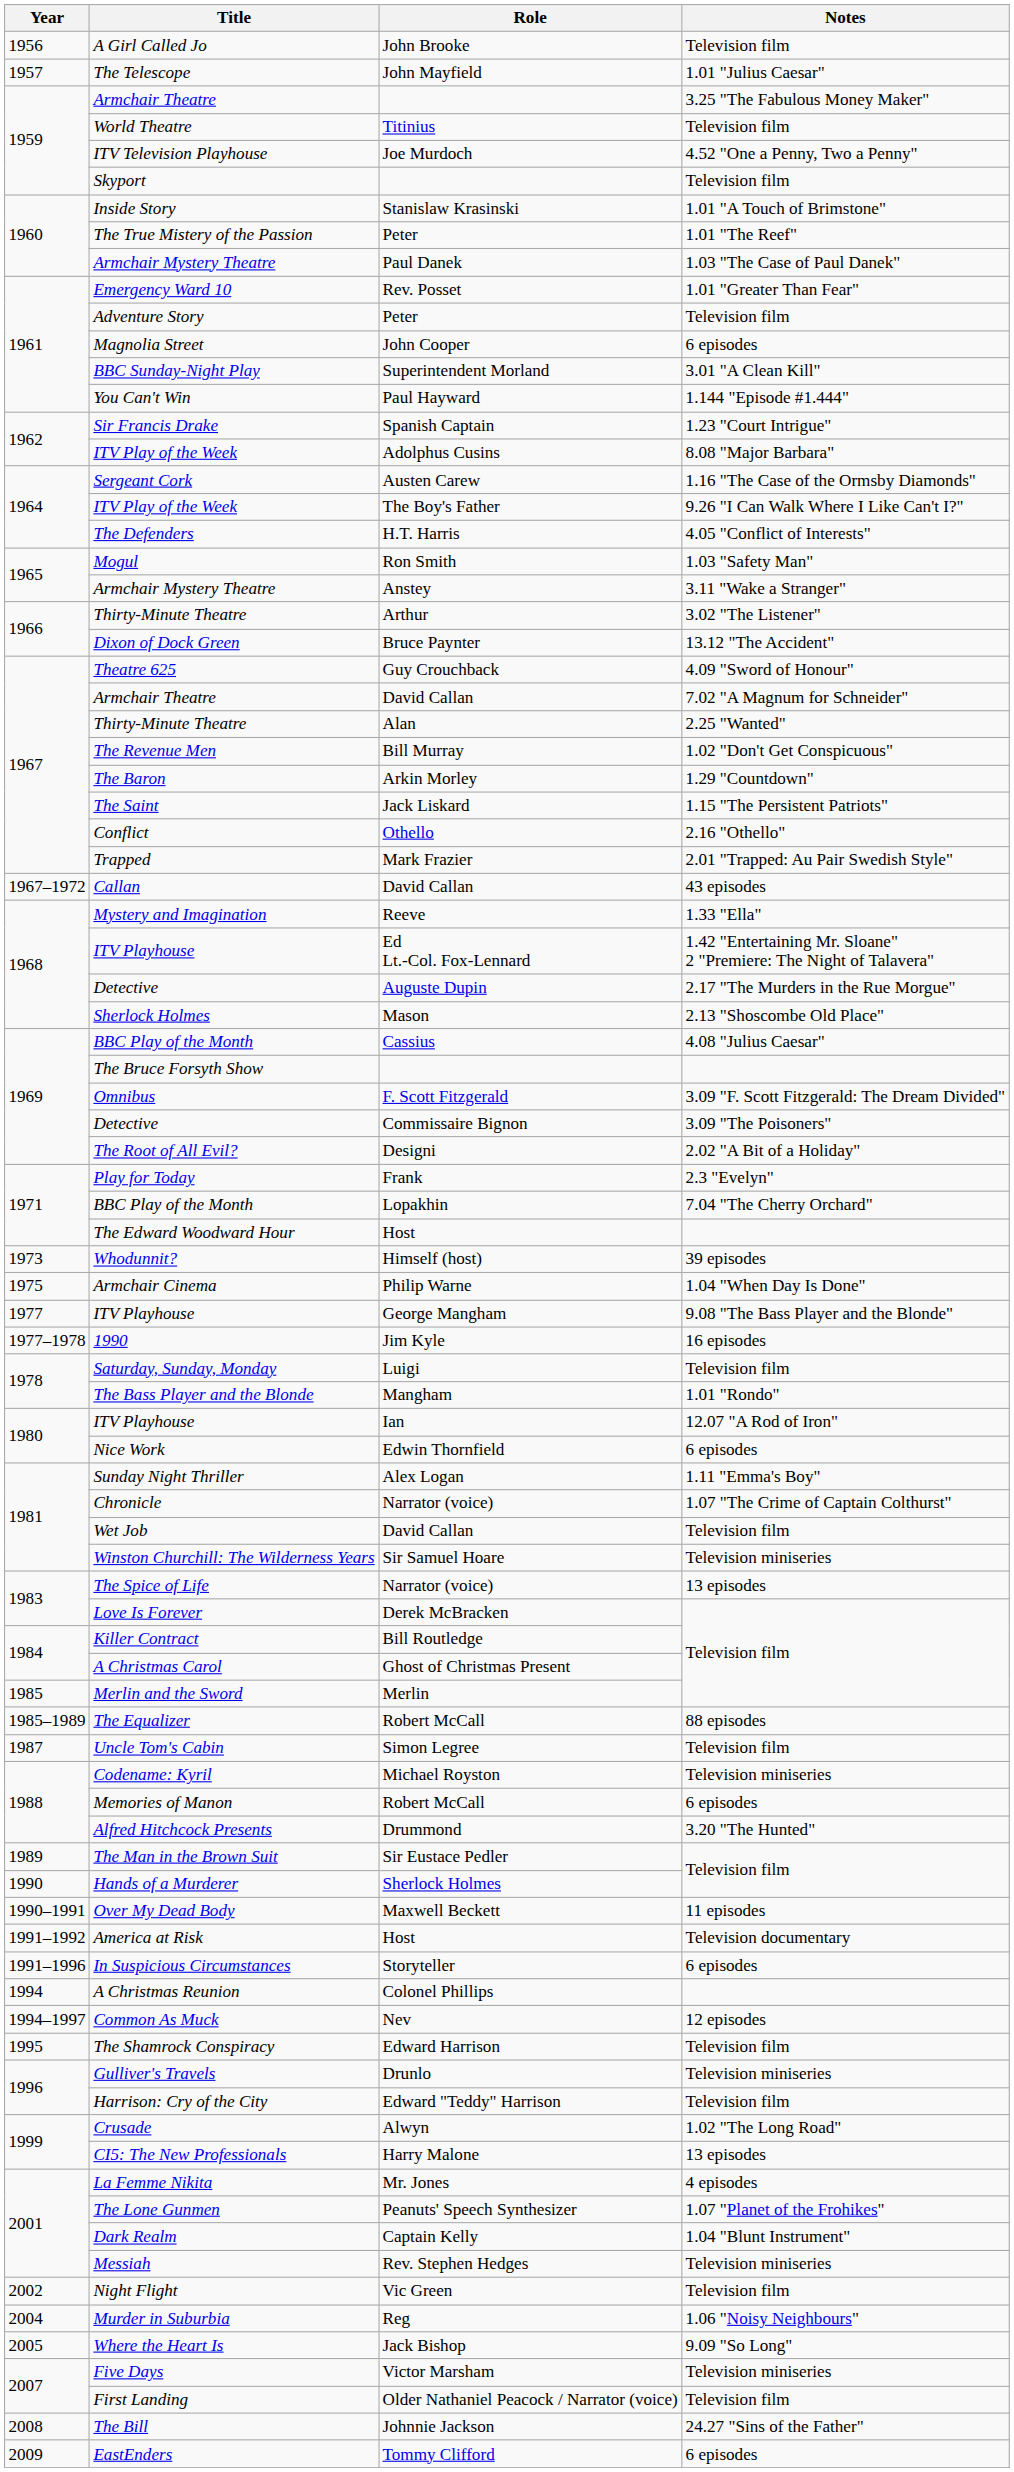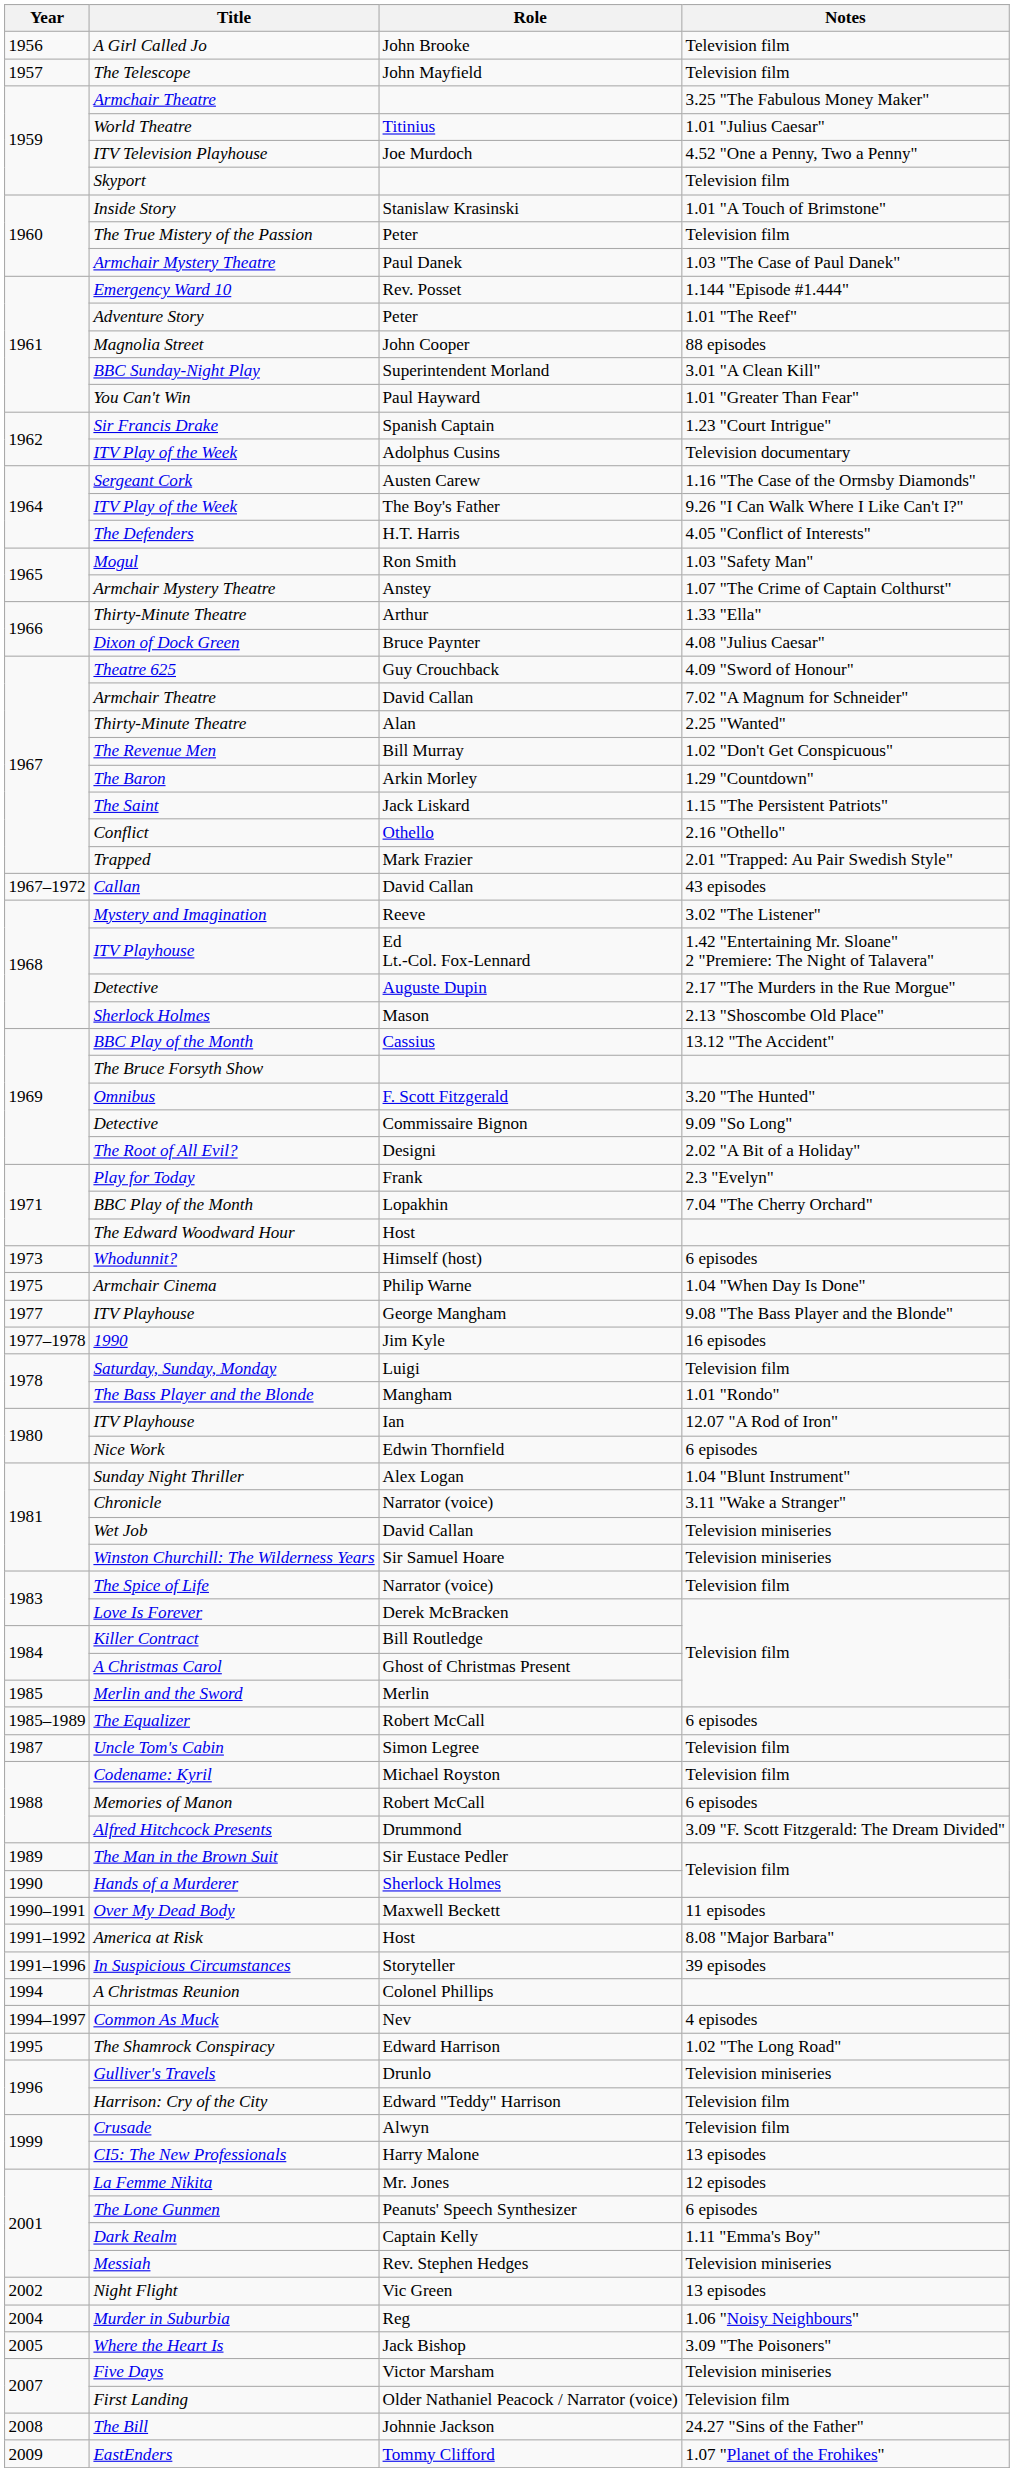(755, 72) 1.01 "Julius Caesar" -> (738, 72) Television film
(738, 126) Television film -> (755, 126) 1.01 "Julius Caesar"
(741, 235) 1.01 "The Reef" -> (738, 235) Television film
(772, 289) 1.01 "Greater Than Fear" -> (767, 289) 1.144 "Episode #1.444"
(738, 316) Television film -> (741, 316) 1.01 "The Reef"
(722, 343) 6 episodes -> (726, 343) 88 episodes
(767, 398) 1.144 "Episode #1.444" -> (772, 398) 1.01 "Greater Than Fear"
(760, 452) 8.08 "Major Barbara" -> (768, 452) Television documentary
(766, 588) 3.11 "Wake a Stranger" -> (819, 588) 1.07 "The Crime of Captain Colthurst"
(753, 615) 3.02 "The Listener" -> (724, 615) 1.33 "Ella"
(760, 642) 13.12 "The Accident" -> (755, 642) 4.08 "Julius Caesar"
(724, 914) 1.33 "Ella" -> (753, 914) 3.02 "The Listener"
(755, 1041) 4.08 "Julius Caesar" -> (760, 1041) 13.12 "The Accident"
(845, 1096) 3.09 "F. Scott Fitzgerald: The Dream Divided" -> (750, 1096) 3.20 "The Hunted"
(758, 1123) 3.09 "The Poisoners" -> (739, 1123) 9.09 "So Long"
(726, 1259) 39 episodes -> (722, 1259) 6 episodes
(753, 1476) 1.11 "Emma's Boy" -> (768, 1476) 1.04 "Blunt Instrument"
(819, 1503) 1.07 "The Crime of Captain Colthurst" -> (766, 1503) 3.11 "Wake a Stranger"
(738, 1530) Television film -> (758, 1530) Television miniseries
(726, 1584) 13 episodes -> (738, 1584) Television film
(726, 1720) 88 episodes -> (722, 1720) 6 episodes
(758, 1775) Television miniseries -> (738, 1775) Television film
(750, 1829) 3.20 "The Hunted" -> (845, 1829) 3.09 "F. Scott Fitzgerald: The Dream Divided"
(768, 1937) Television documentary -> (760, 1937) 8.08 "Major Barbara"
(722, 1965) 6 episodes -> (726, 1965) 39 episodes
(726, 2019) 12 episodes -> (722, 2019) 4 episodes
(738, 2046) Television film -> (763, 2046) 1.02 "The Long Road"
(763, 2127) 1.02 "The Long Road" -> (738, 2127) Television film
(722, 2182) 4 episodes -> (726, 2182) 12 episodes
(785, 2209) 1.07 "Planet of the Frohikes" -> (722, 2209) 6 episodes
(768, 2236) 1.04 "Blunt Instrument" -> (753, 2236) 1.11 "Emma's Boy"
(738, 2290) Television film -> (726, 2290) 13 episodes
(739, 2345) 9.09 "So Long" -> (758, 2345) 3.09 "The Poisoners"
(722, 2453) 6 episodes -> (785, 2453) 1.07 "Planet of the Frohikes"
